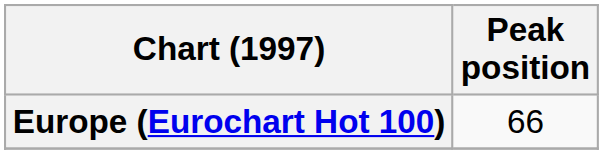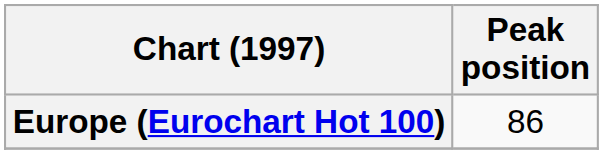(525, 121) 66 -> (525, 121) 86
